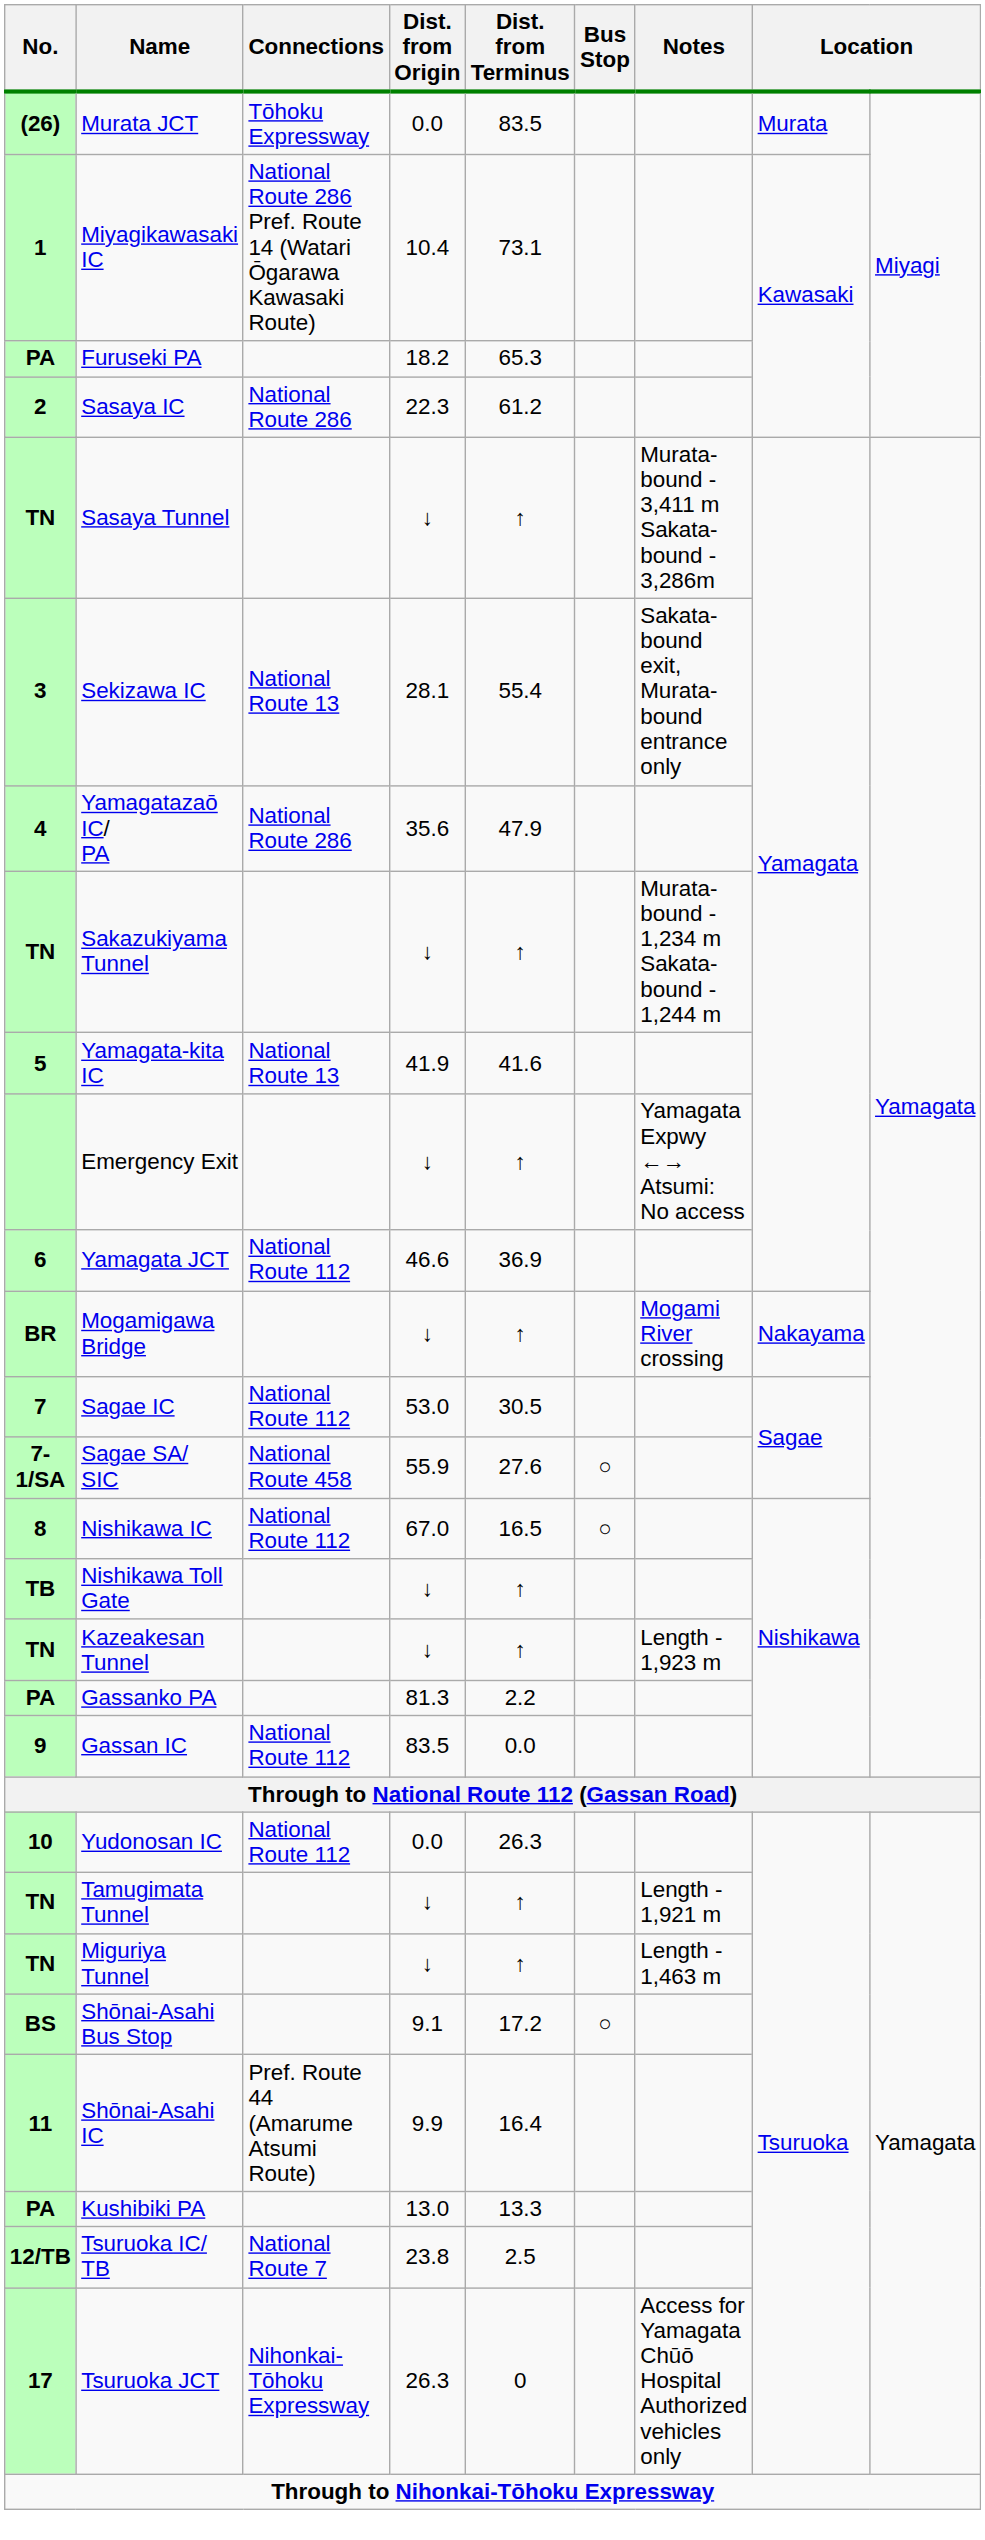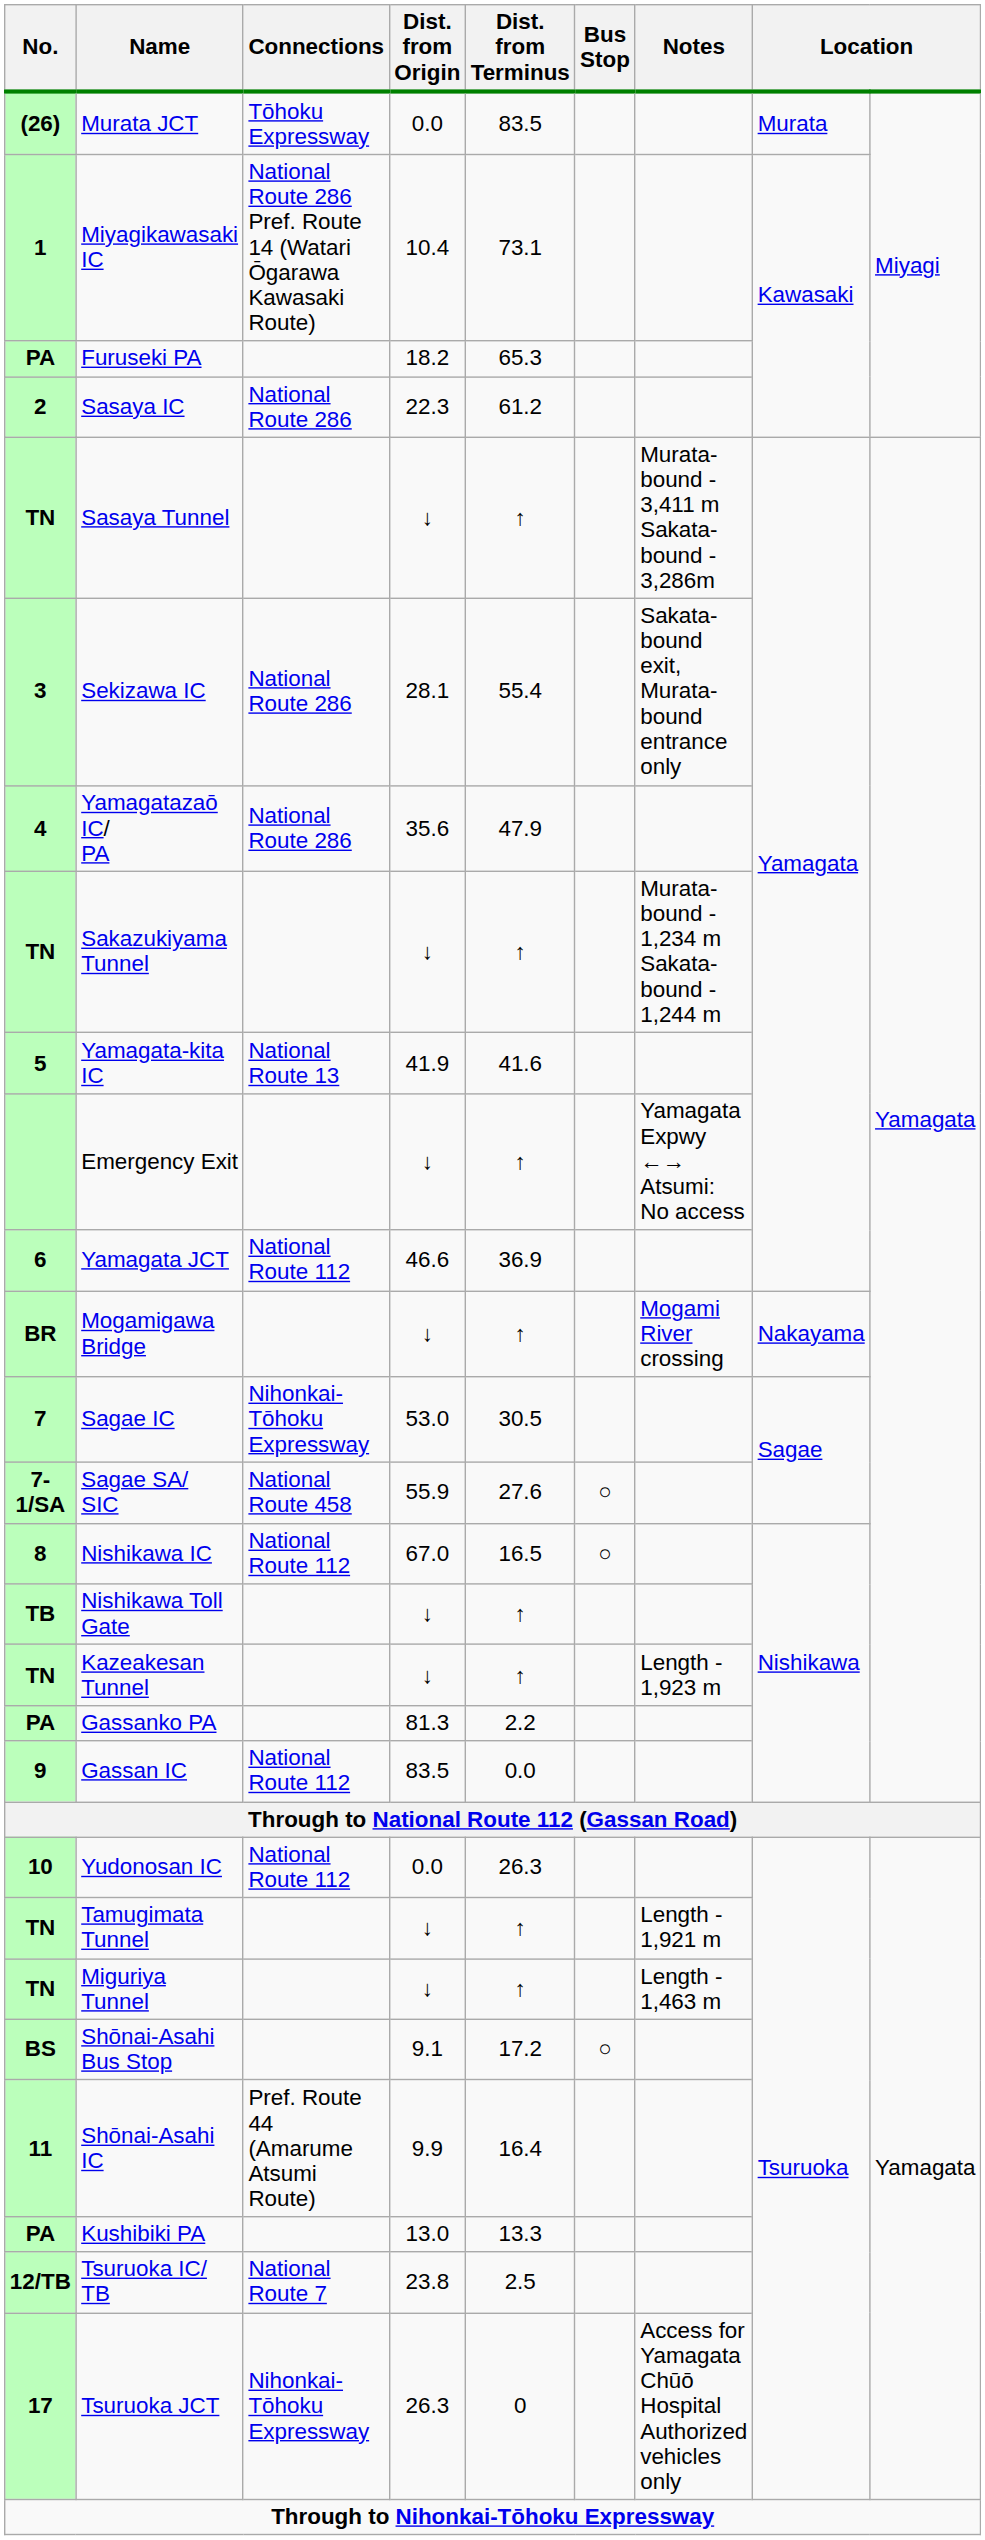(294, 691) National Route 13 -> (300, 691) National Route 286
(299, 1406) National Route 112 -> (309, 1419) Nihonkai-Tōhoku Expressway
